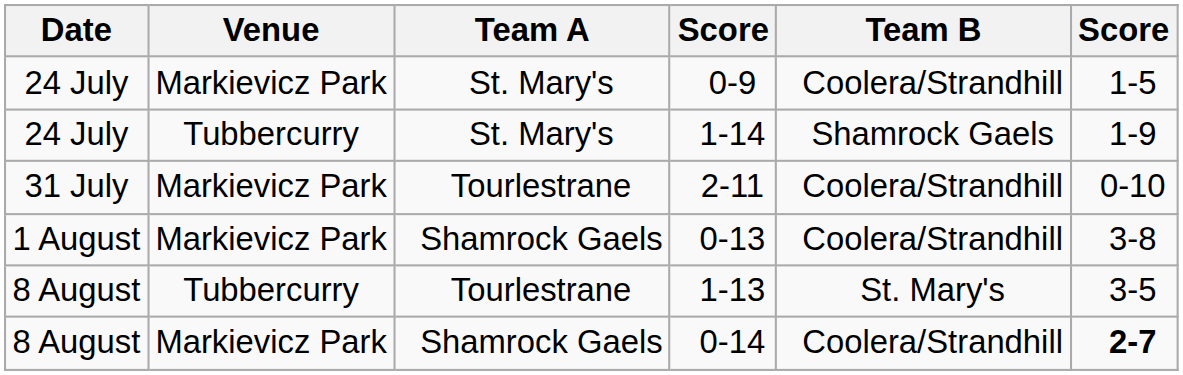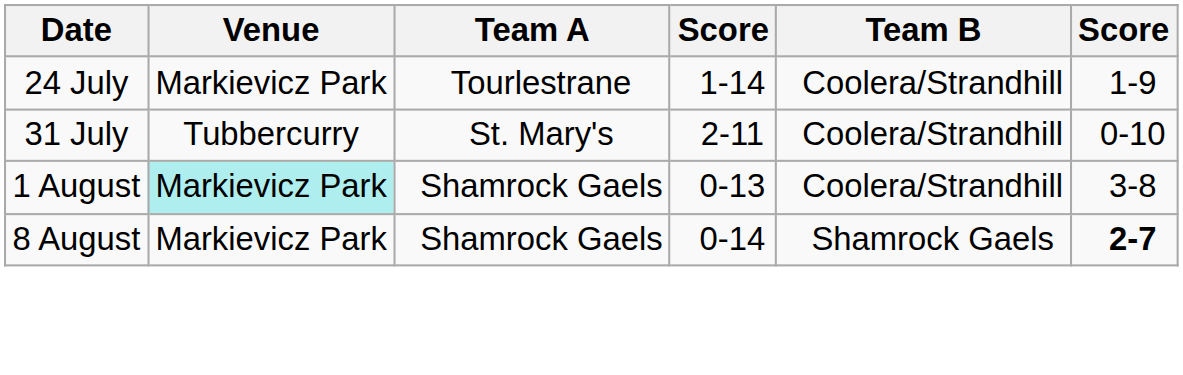- row: (723, 82)
(271, 134) Tubbercurry -> (271, 82) Markievicz Park
(532, 134) St. Mary's -> (532, 82) Tourlestrane
(923, 134) Shamrock Gaels -> (924, 82) Coolera/Strandhill
(271, 186) Markievicz Park -> (271, 134) Tubbercurry
(532, 186) Tourlestrane -> (532, 134) St. Mary's
(271, 238) no background -> (271, 186) paleturquoise background
- row: (723, 290)
(924, 342) Coolera/Strandhill -> (923, 238) Shamrock Gaels
